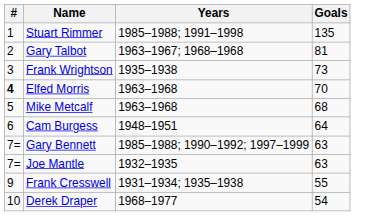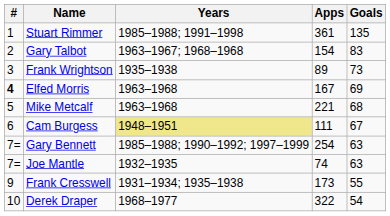+ column: (329, 13)
(321, 51) 81 -> (356, 51) 83
(321, 88) 70 -> (356, 88) 69
(148, 126) no background -> (148, 126) khaki background
(321, 126) 64 -> (356, 126) 67
